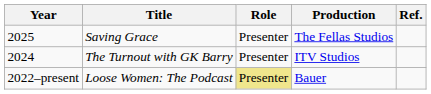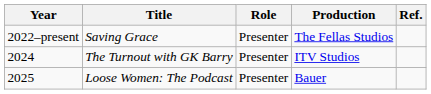(21, 36) 2025 -> (43, 36) 2022–present
(43, 78) 2022–present -> (21, 78) 2025
(264, 78) khaki background -> (264, 78) no background
